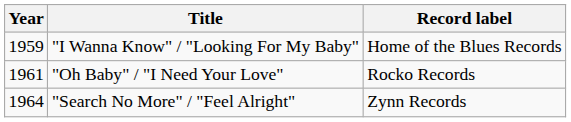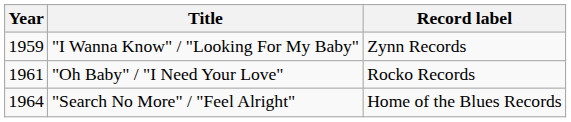(464, 46) Home of the Blues Records -> (417, 46) Zynn Records
(417, 102) Zynn Records -> (464, 102) Home of the Blues Records
